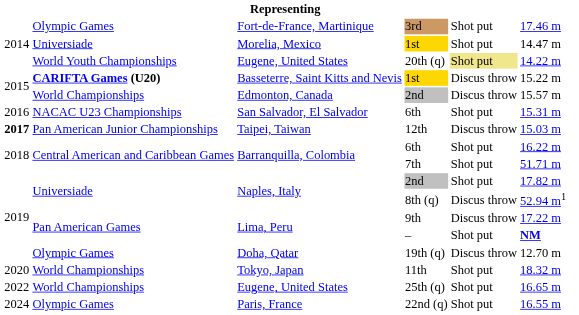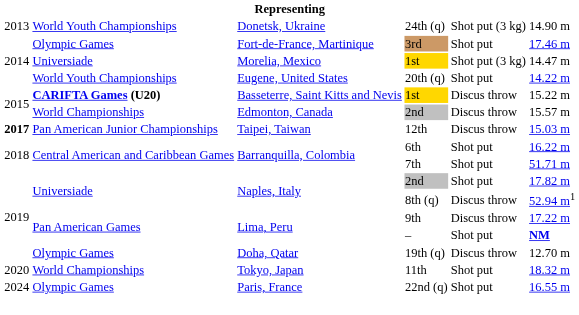+ row: (281, 26)
(472, 43) Shot put -> (488, 60) Shot put (3 kg)
(472, 60) khaki background -> (472, 78) no background
- row: (302, 112)
- row: (293, 287)
